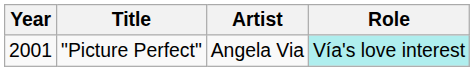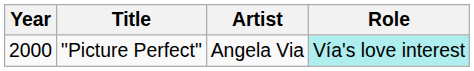(31, 50) 2001 -> (31, 50) 2000
